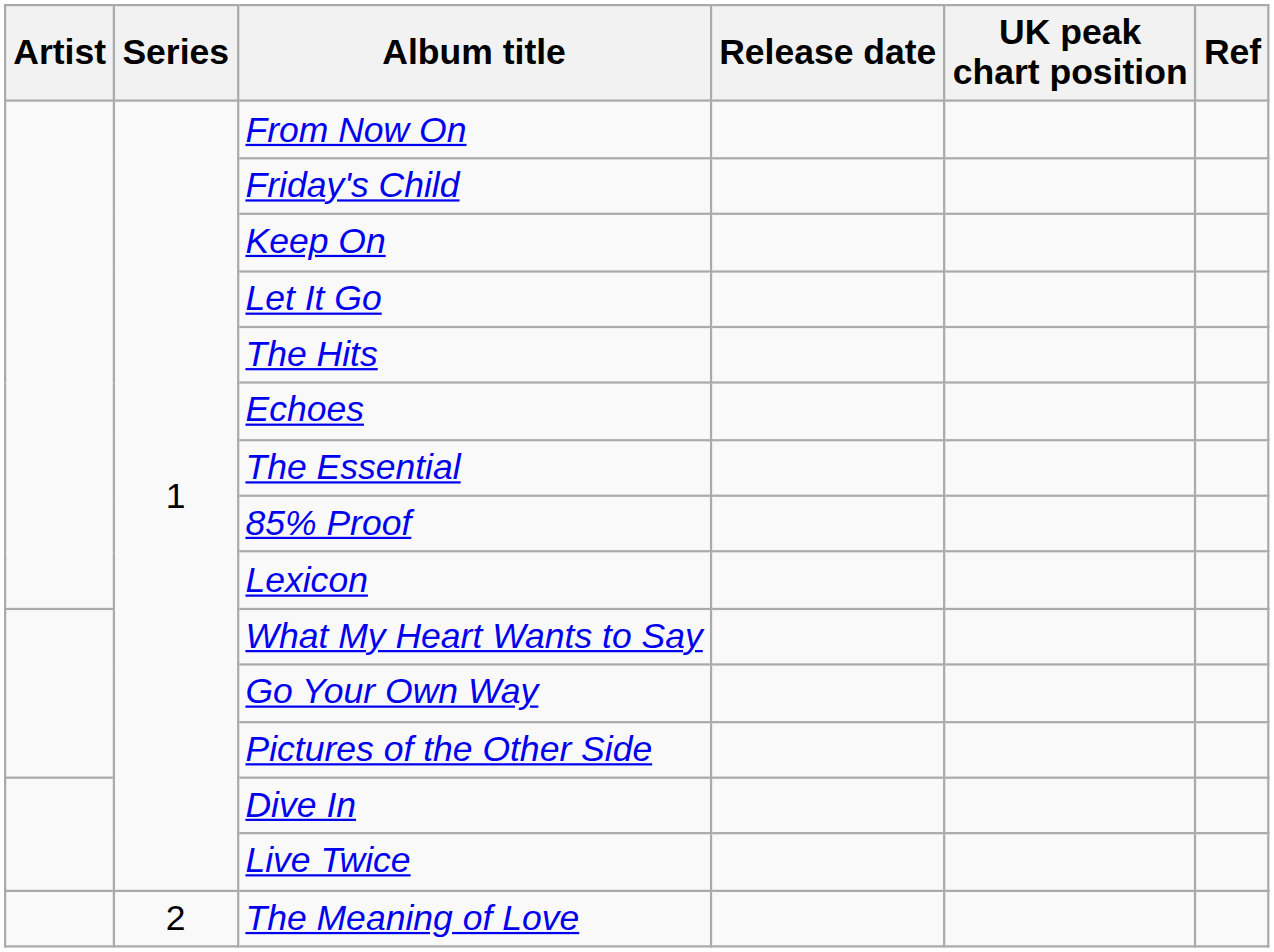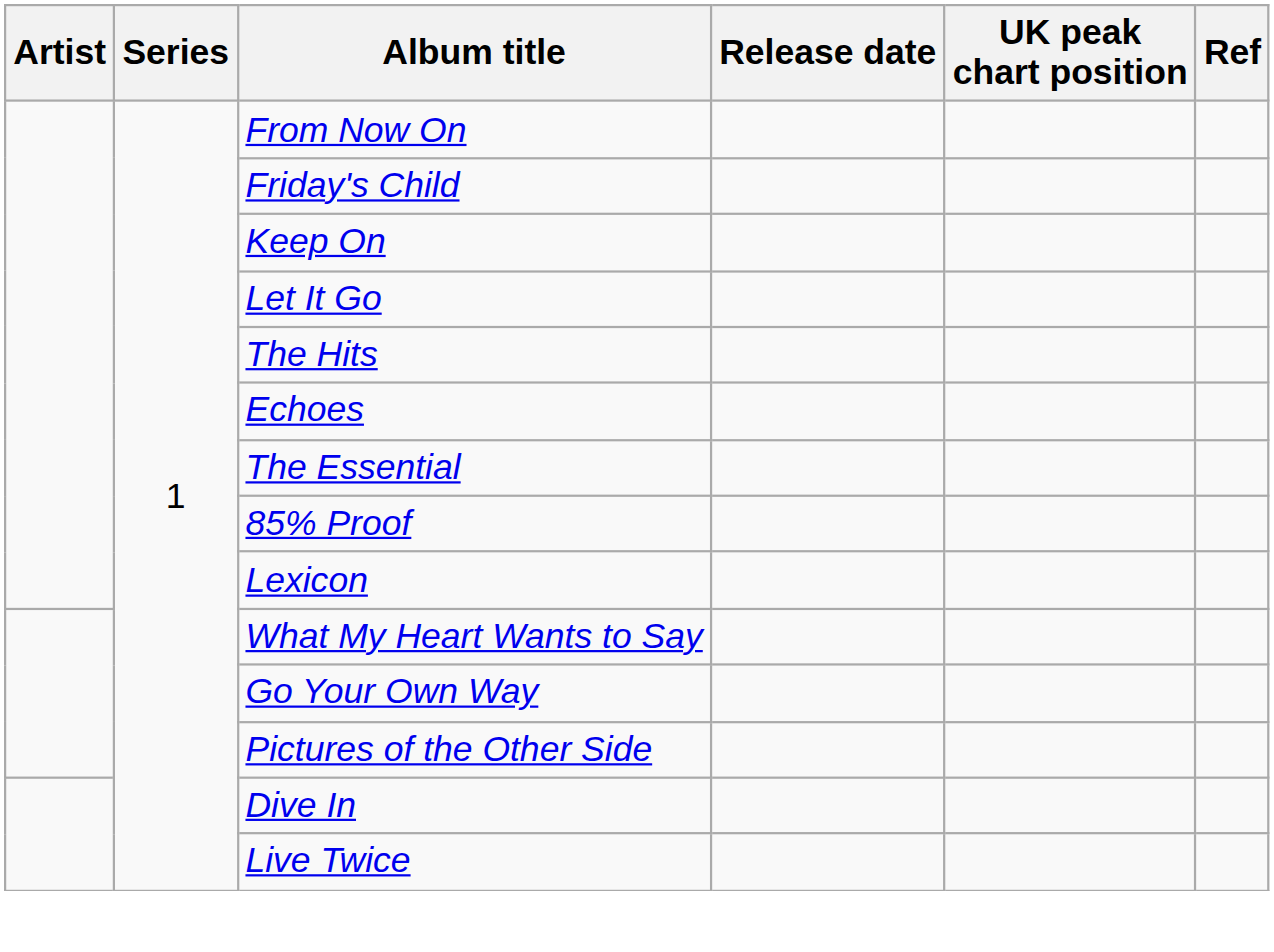- row: (412, 917)
